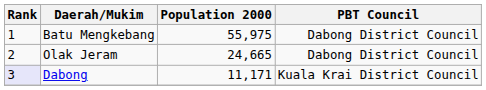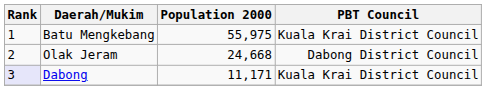(393, 35) Dabong District Council -> (378, 35) Kuala Krai District Council
(250, 55) 24,665 -> (250, 55) 24,668
